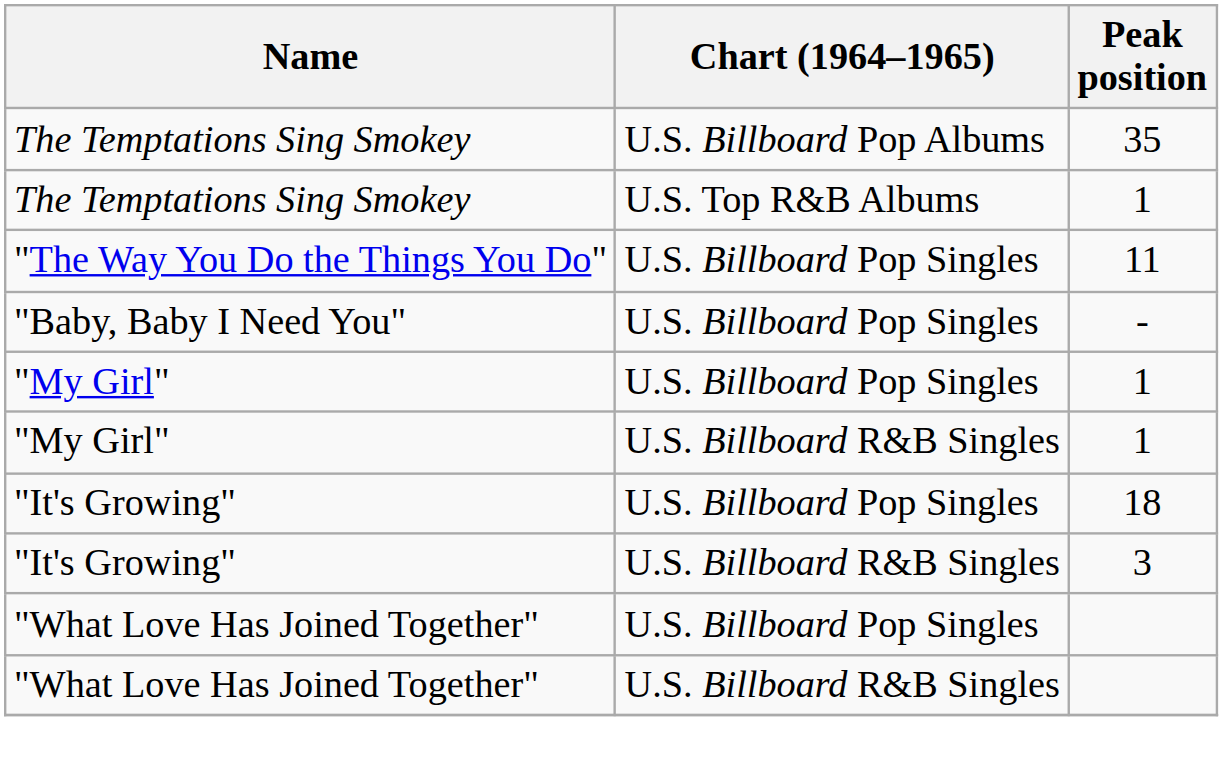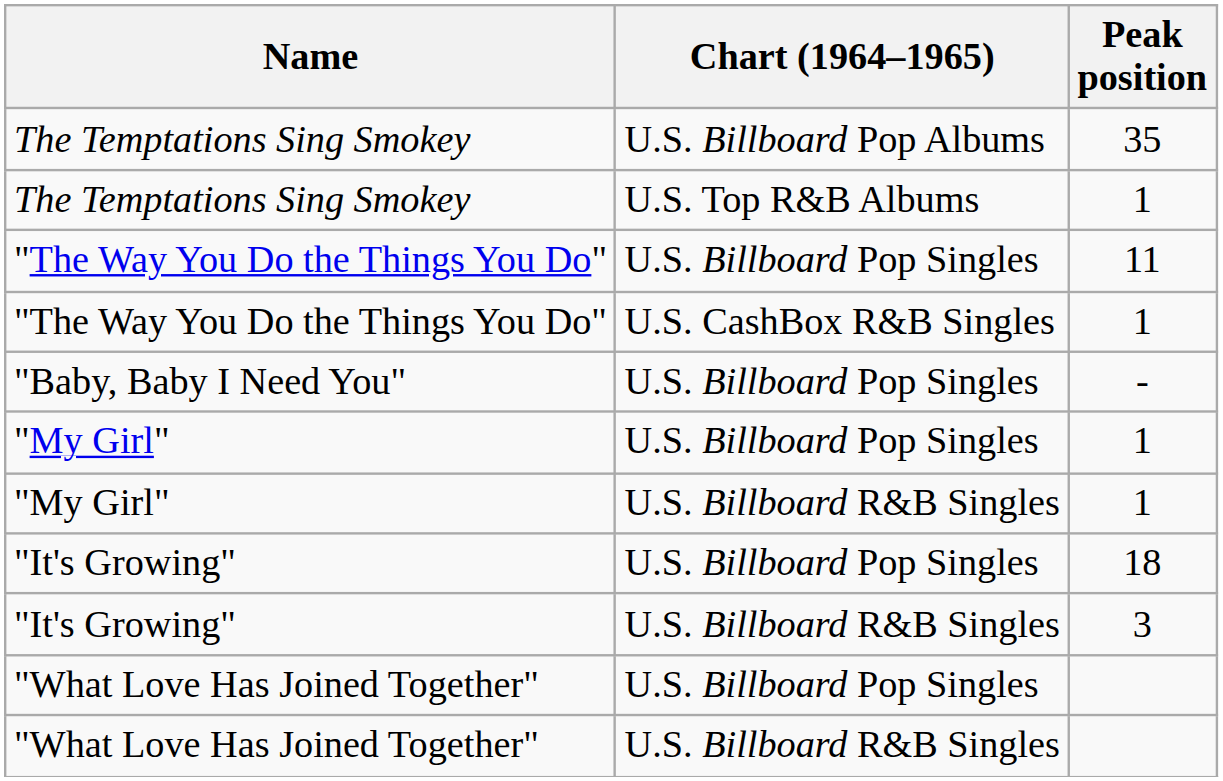+ row: (840, 320)
